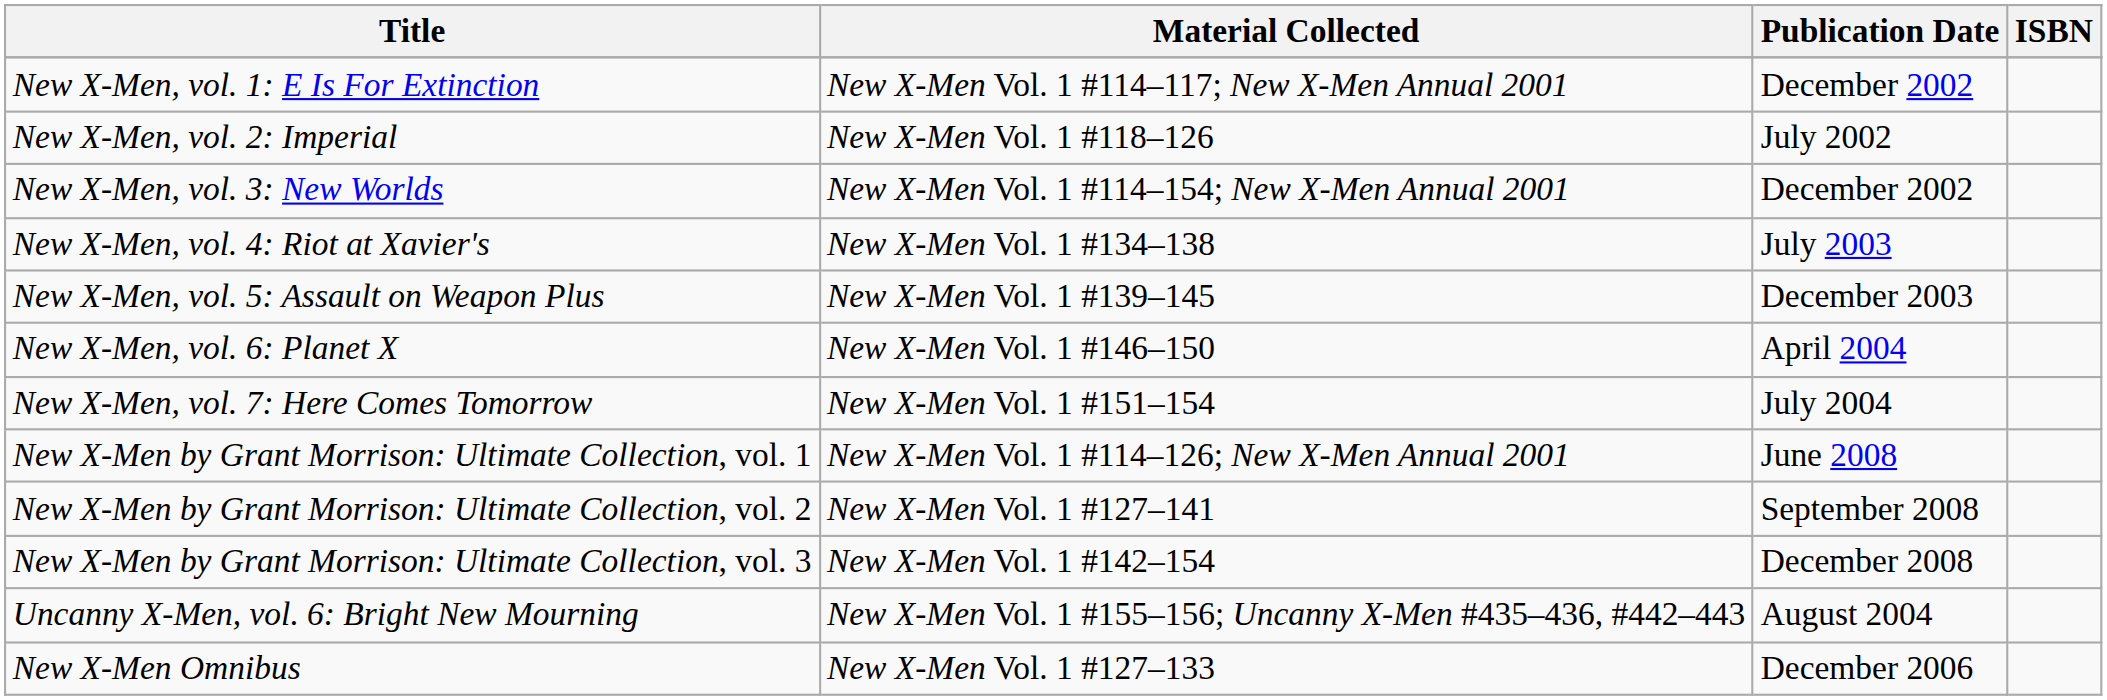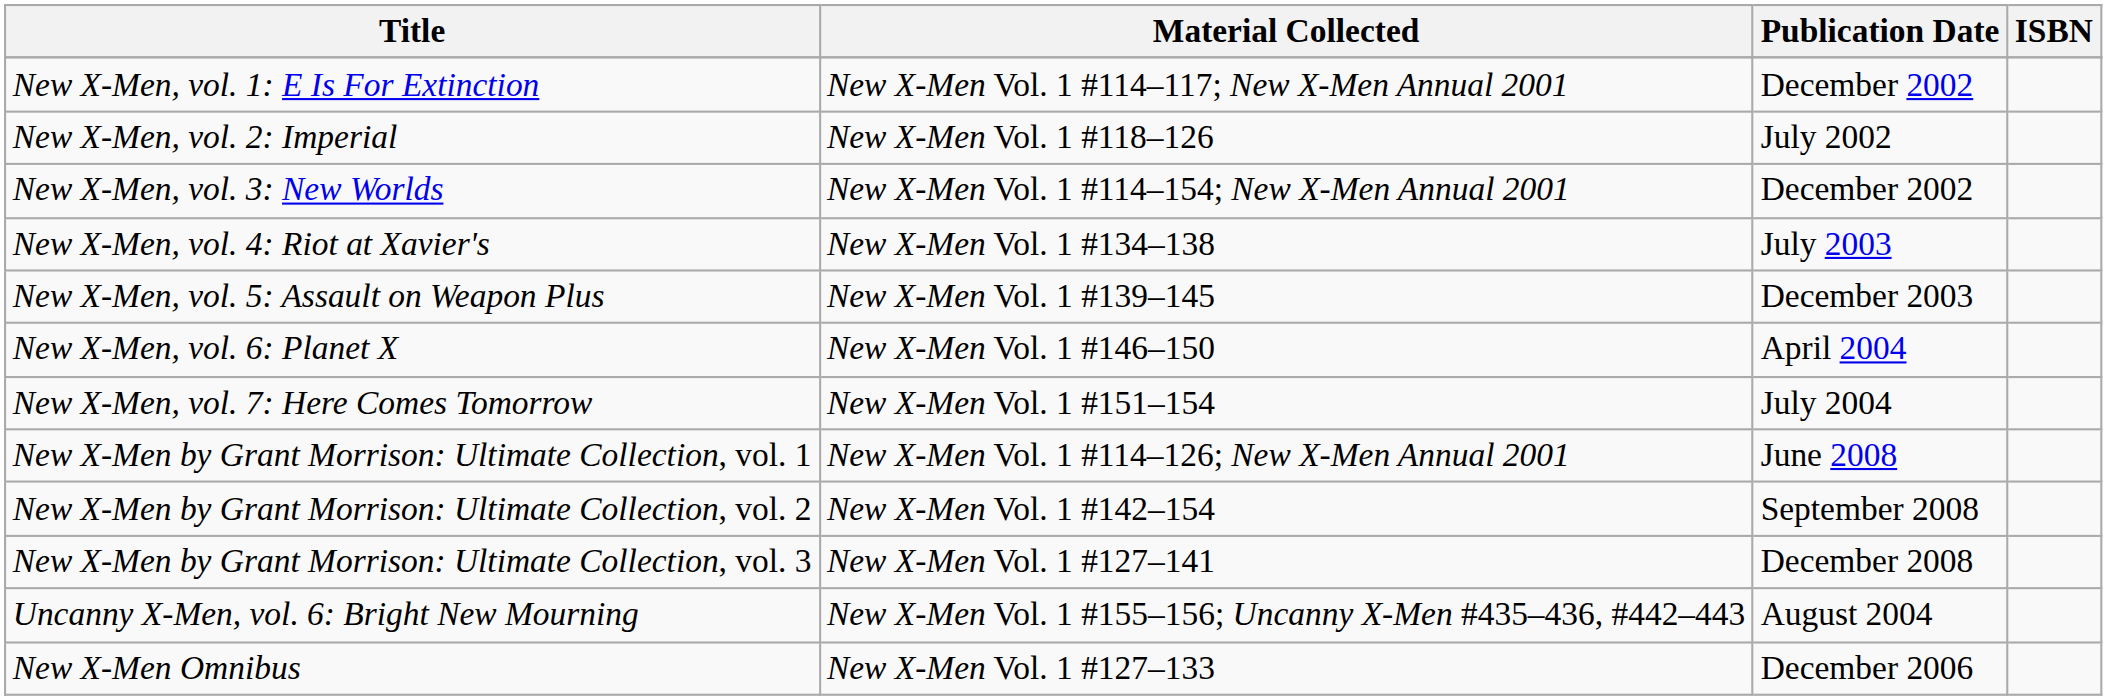(1021, 508) New X-Men Vol. 1 #127–141 -> (1021, 508) New X-Men Vol. 1 #142–154
(1021, 561) New X-Men Vol. 1 #142–154 -> (1021, 561) New X-Men Vol. 1 #127–141
